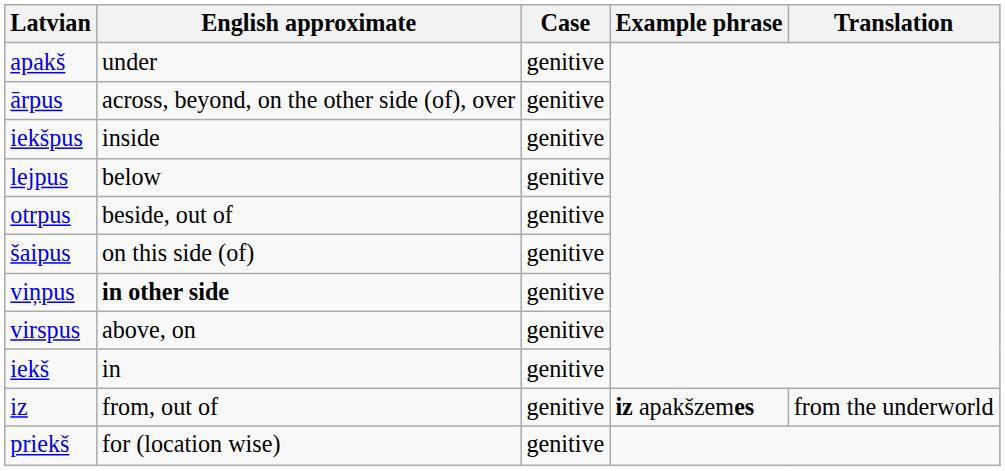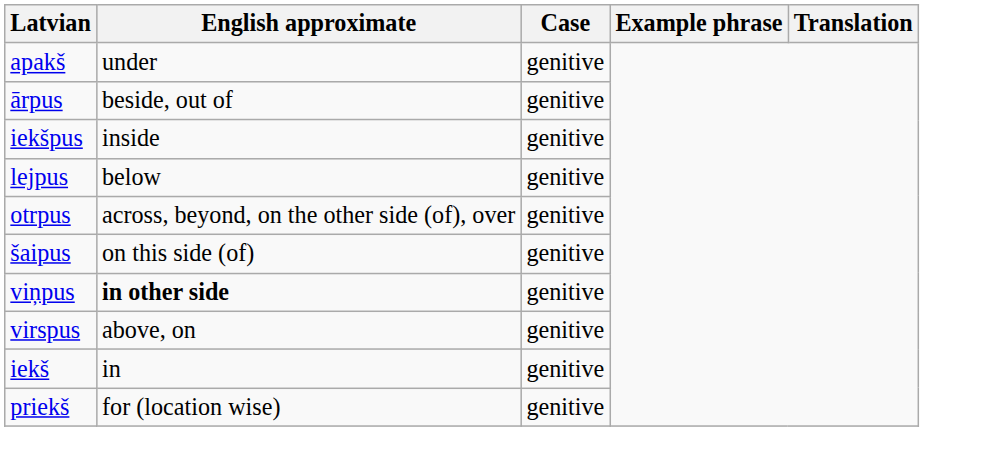(309, 100) across, beyond, on the other side (of), over -> (167, 100) beside, out of
(167, 215) beside, out of -> (309, 215) across, beyond, on the other side (of), over
- row: (19, 406)
